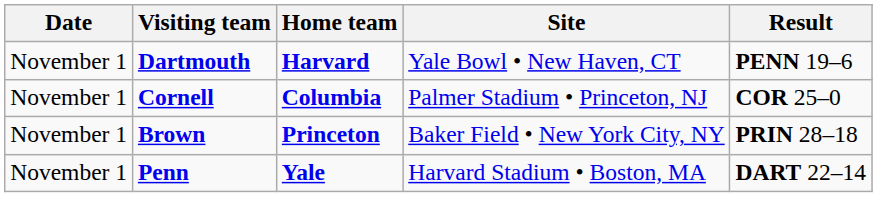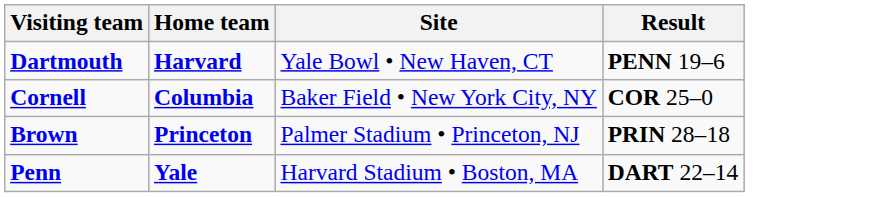- column: (69, 23)
(558, 97) Palmer Stadium • Princeton, NJ -> (439, 97) Baker Field • New York City, NY
(566, 135) Baker Field • New York City, NY -> (430, 135) Palmer Stadium • Princeton, NJ
